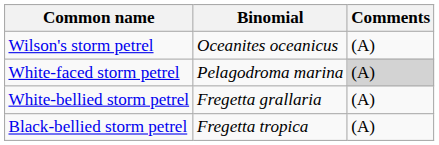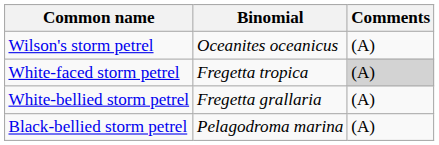(270, 72) Pelagodroma marina -> (253, 72) Fregetta tropica
(253, 126) Fregetta tropica -> (270, 126) Pelagodroma marina
